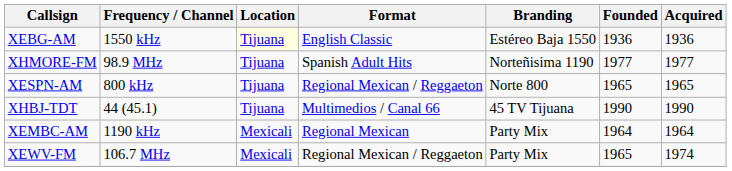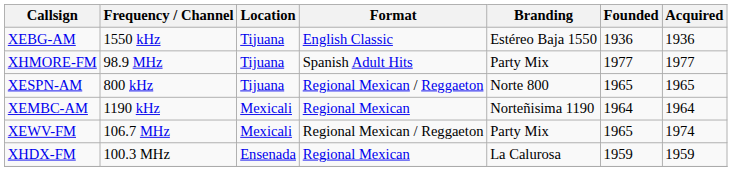(262, 39) lightyellow background -> (262, 39) no background
(541, 62) Norteñisima 1190 -> (519, 62) Party Mix
- row: (43, 108)
(519, 131) Party Mix -> (542, 108) Norteñisima 1190
+ row: (42, 154)
